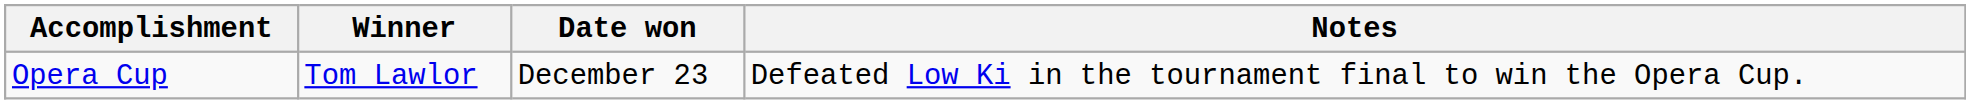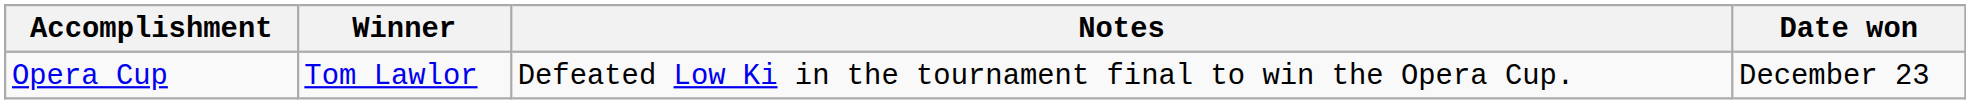columns swapped: (627, 29) <-> (1355, 29)
